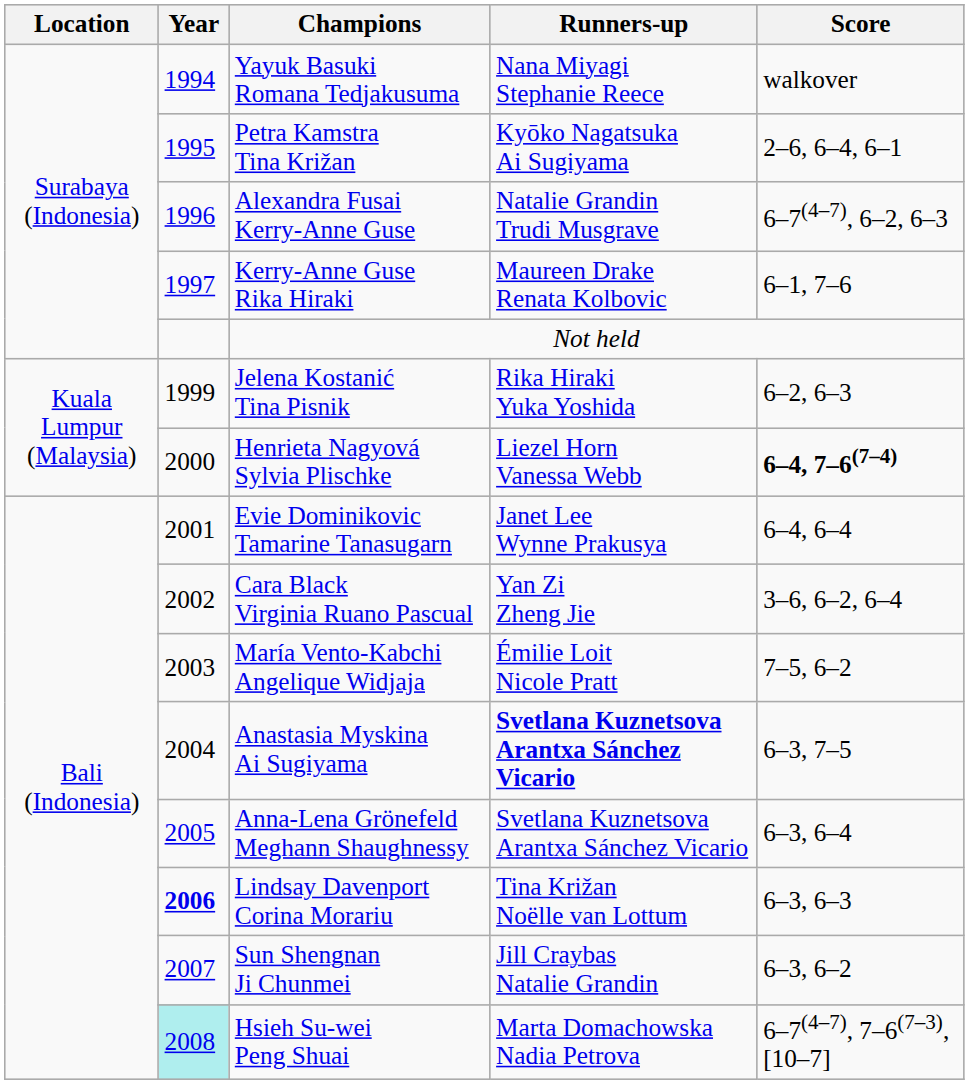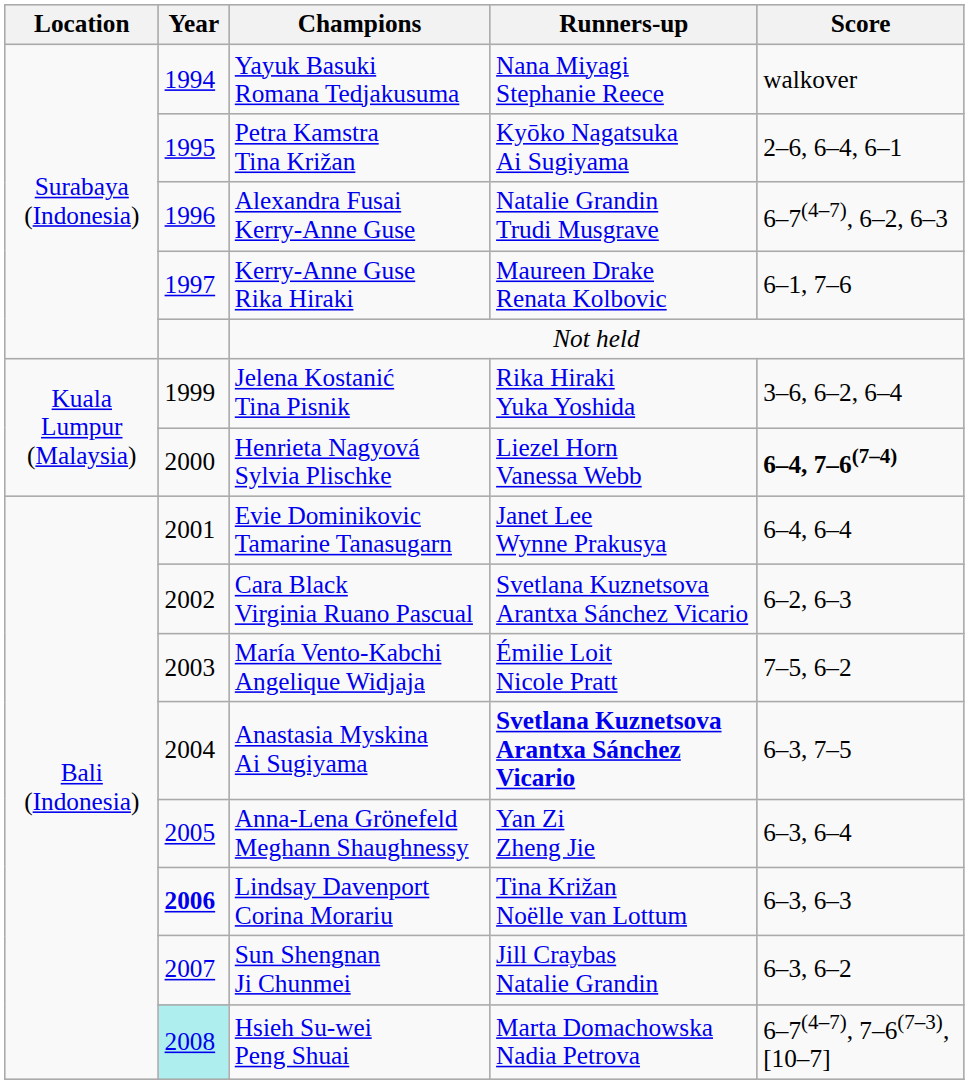(807, 393) 6–2, 6–3 -> (833, 393) 3–6, 6–2, 6–4
(546, 598) Yan Zi Zheng Jie -> (622, 598) Svetlana Kuznetsova Arantxa Sánchez Vicario
(833, 598) 3–6, 6–2, 6–4 -> (807, 598) 6–2, 6–3
(622, 832) Svetlana Kuznetsova Arantxa Sánchez Vicario -> (546, 832) Yan Zi Zheng Jie
